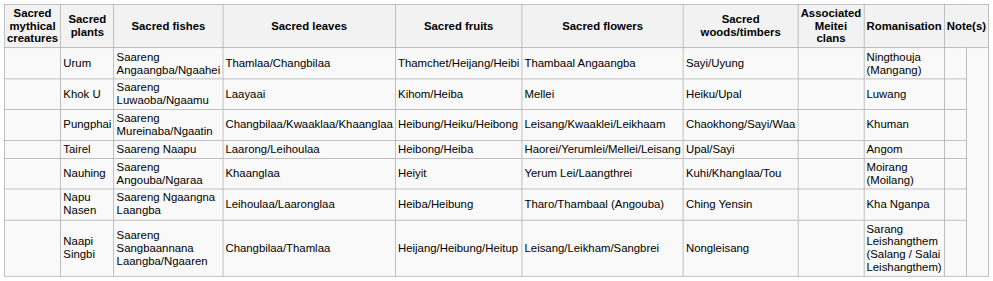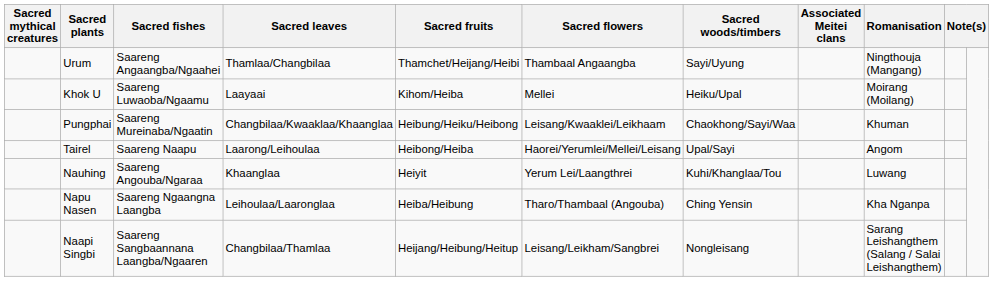(886, 94) Luwang -> (890, 94) Moirang (Moilang)
(890, 173) Moirang (Moilang) -> (886, 173) Luwang
